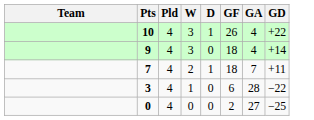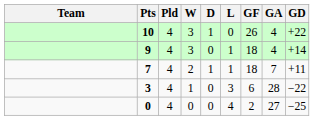+ column: (231, 13)
